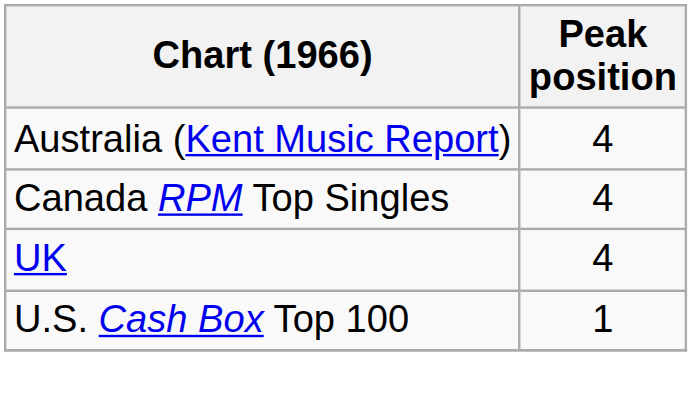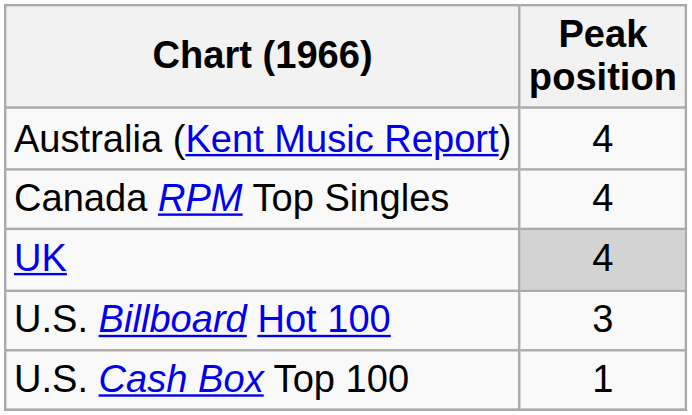(603, 258) no background -> (603, 258) lightgrey background
+ row: (202, 319)
